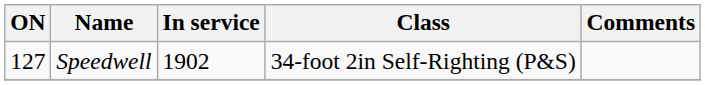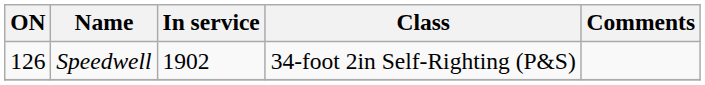(28, 60) 127 -> (28, 60) 126
